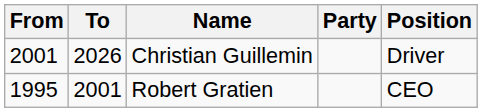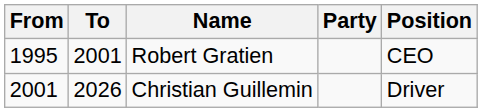rows swapped: (202, 90) <-> (222, 55)
